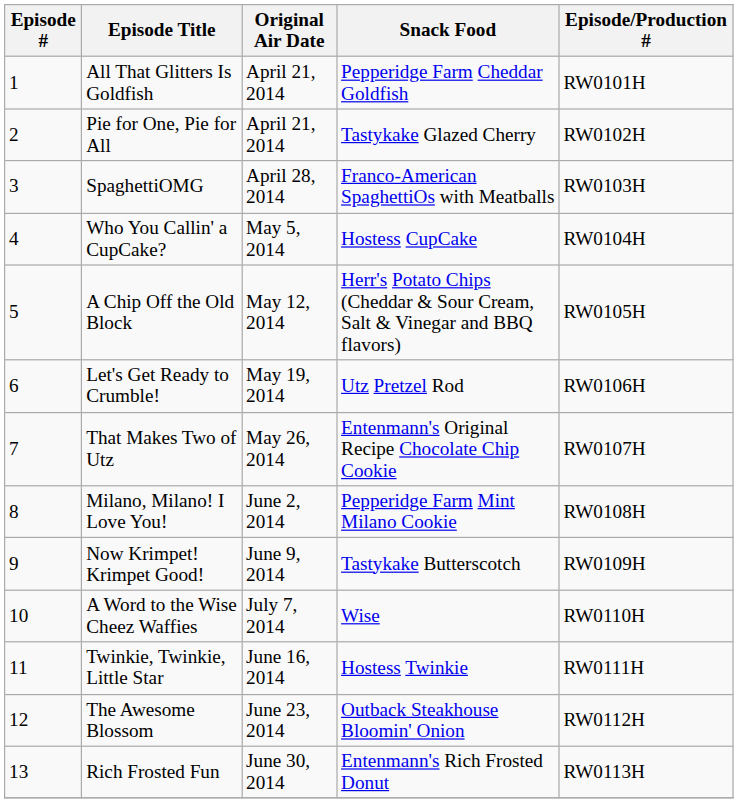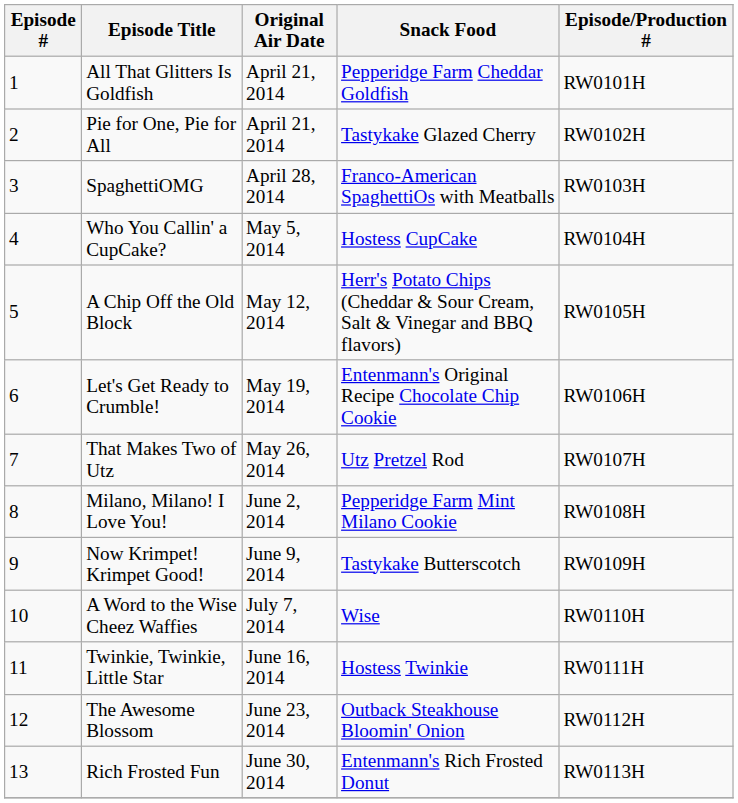(402, 386) Utz Pretzel Rod -> (430, 396) Entenmann's Original Recipe Chocolate Chip Cookie
(430, 448) Entenmann's Original Recipe Chocolate Chip Cookie -> (402, 459) Utz Pretzel Rod
